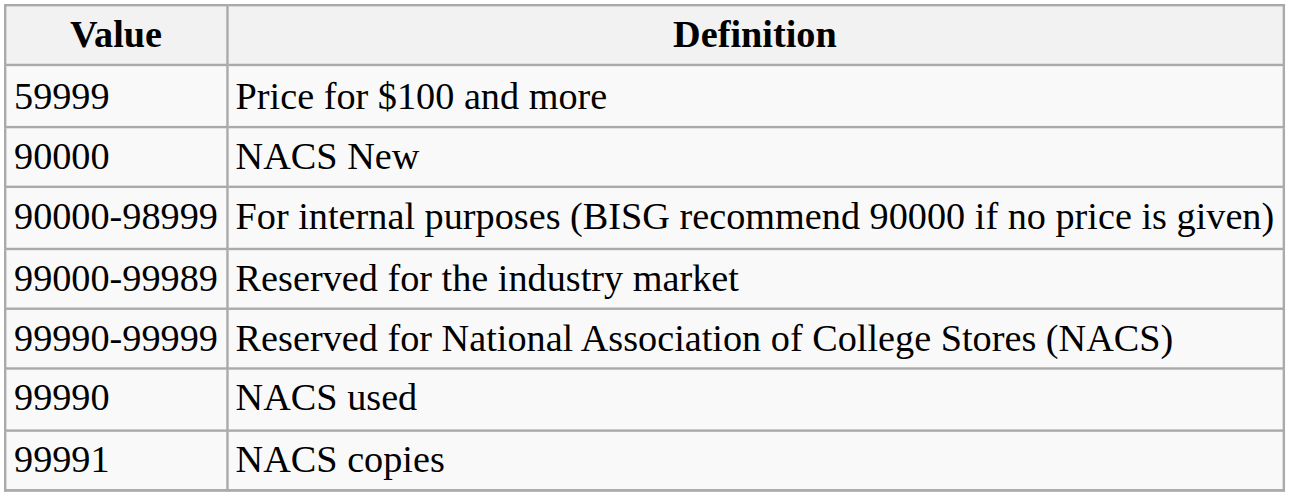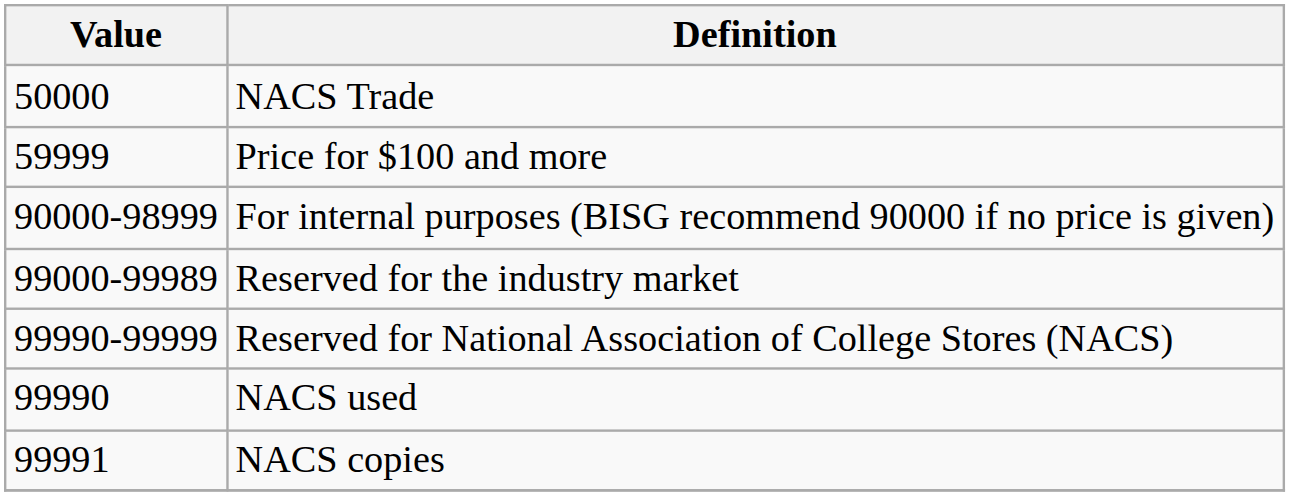+ row: (335, 95)
- row: (327, 156)
